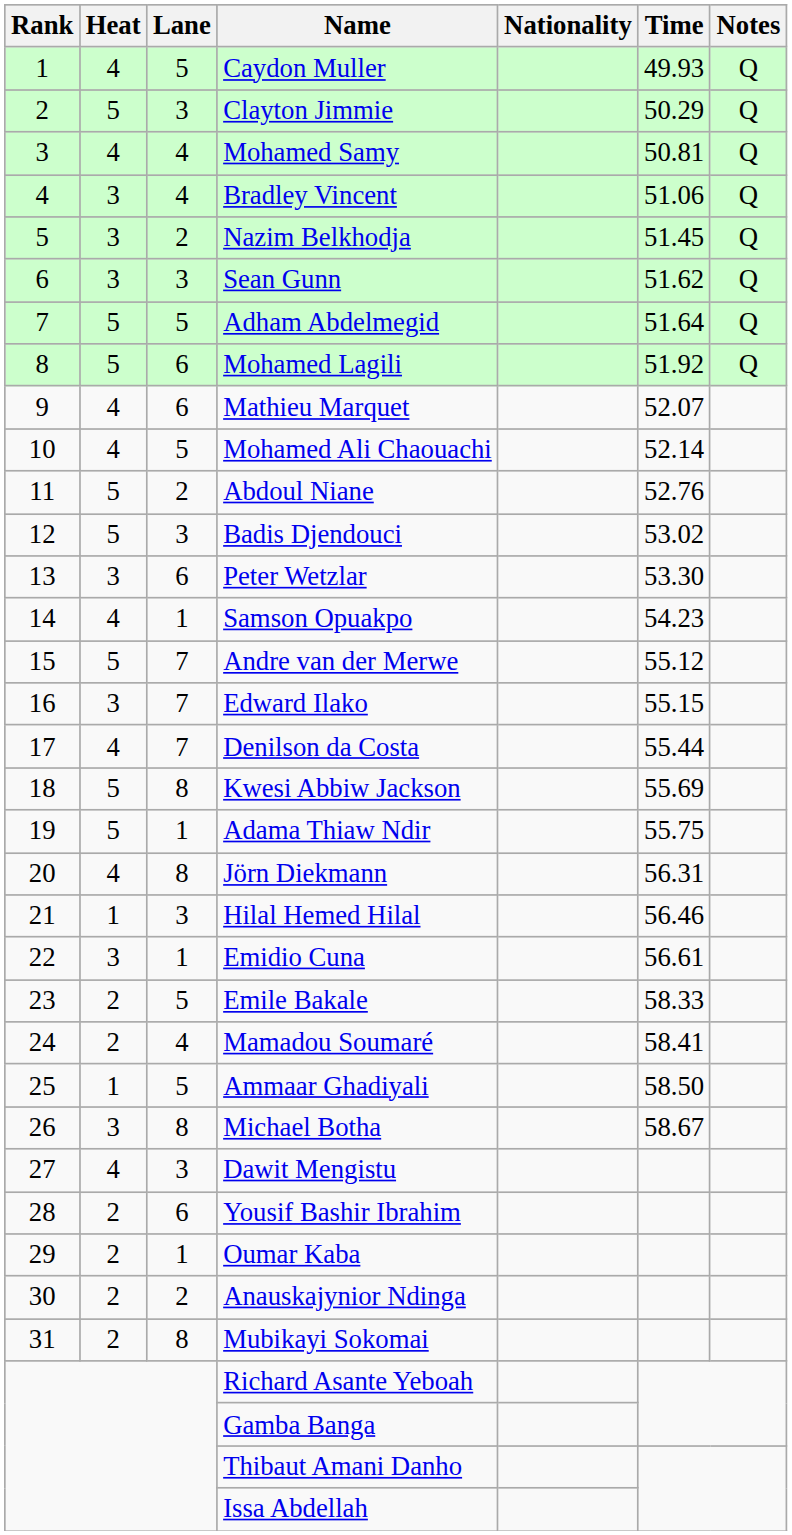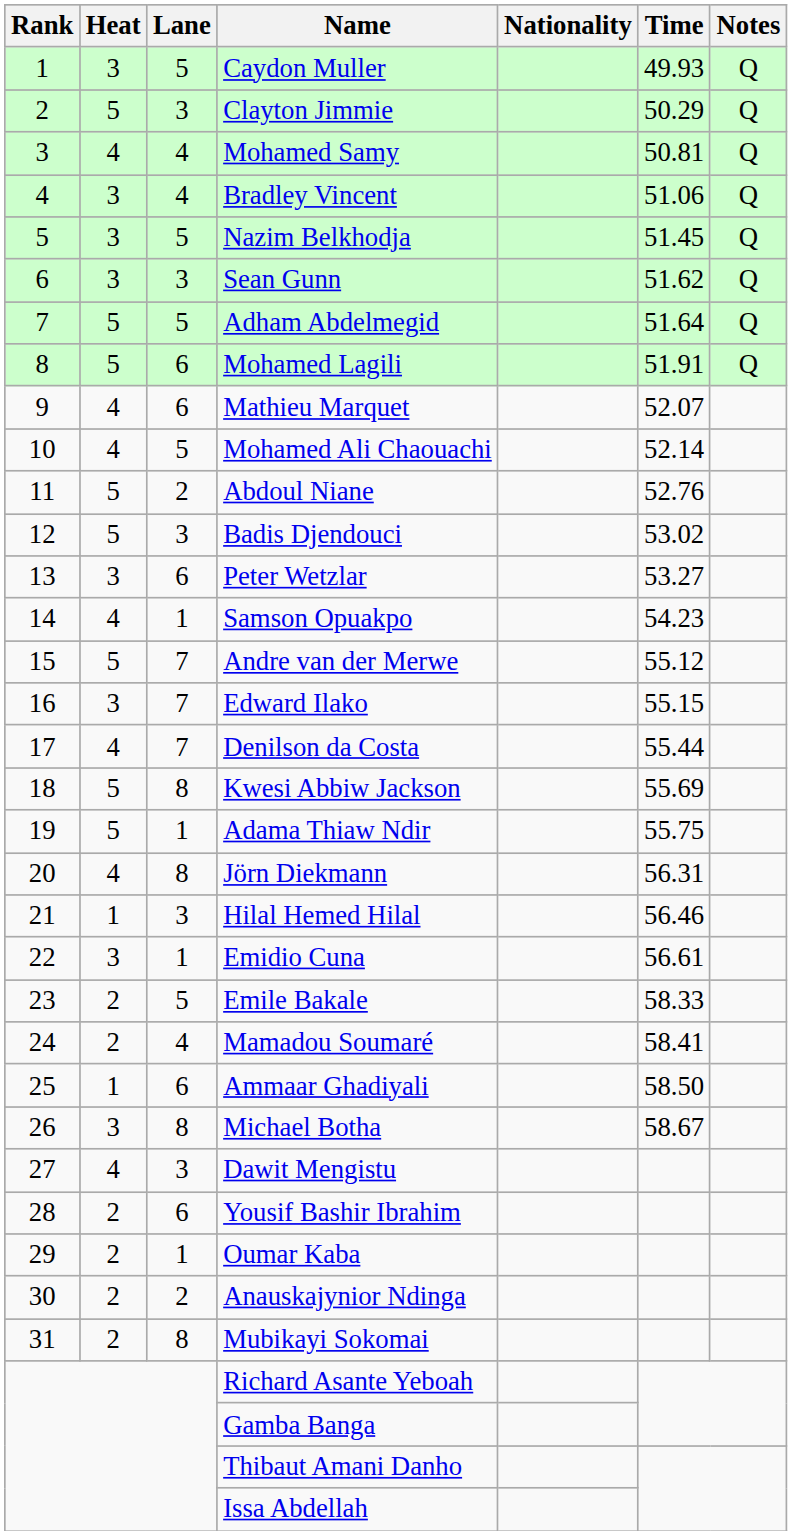(113, 68) 4 -> (113, 68) 3
(182, 237) 2 -> (182, 237) 5
(674, 364) 51.92 -> (674, 364) 51.91
(674, 576) 53.30 -> (674, 576) 53.27
(182, 1085) 5 -> (182, 1085) 6
